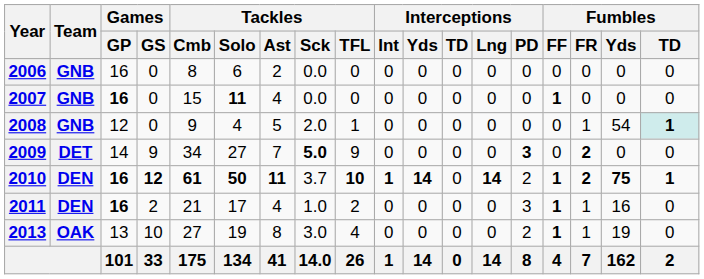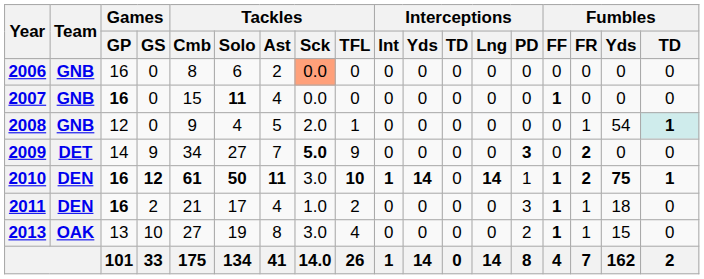(315, 71) no background -> (315, 71) lightsalmon background
(315, 179) 3.7 -> (315, 179) 3.0
(527, 179) 2 -> (527, 179) 1
(621, 206) 16 -> (621, 206) 18
(621, 233) 19 -> (621, 233) 15
